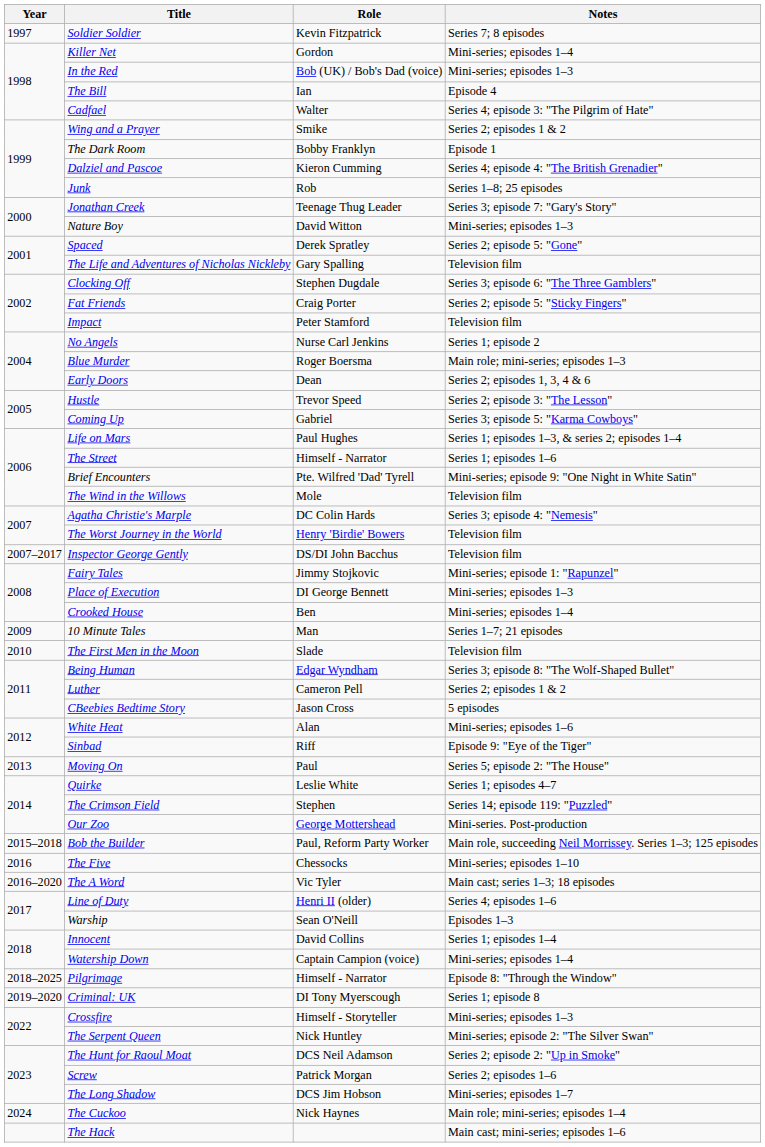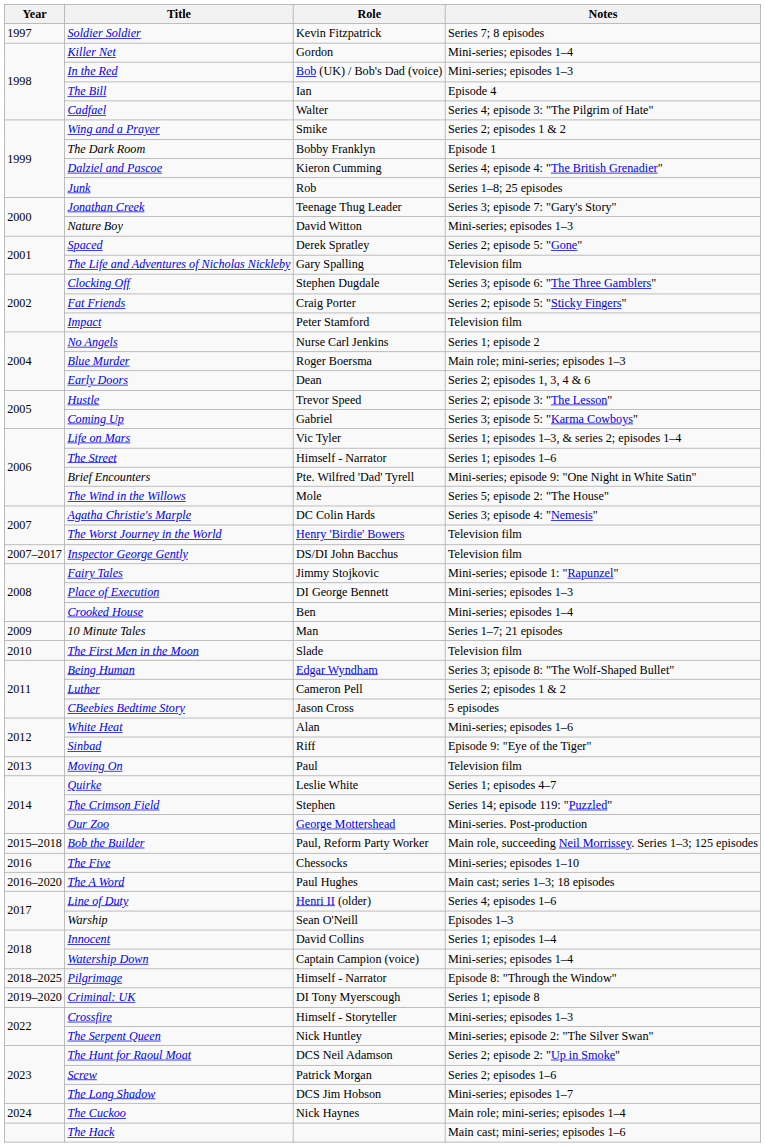(327, 438) Paul Hughes -> (319, 438) Vic Tyler
(485, 496) Television film -> (528, 496) Series 5; episode 2: "The House"
(528, 766) Series 5; episode 2: "The House" -> (485, 766) Television film
(319, 881) Vic Tyler -> (327, 881) Paul Hughes
